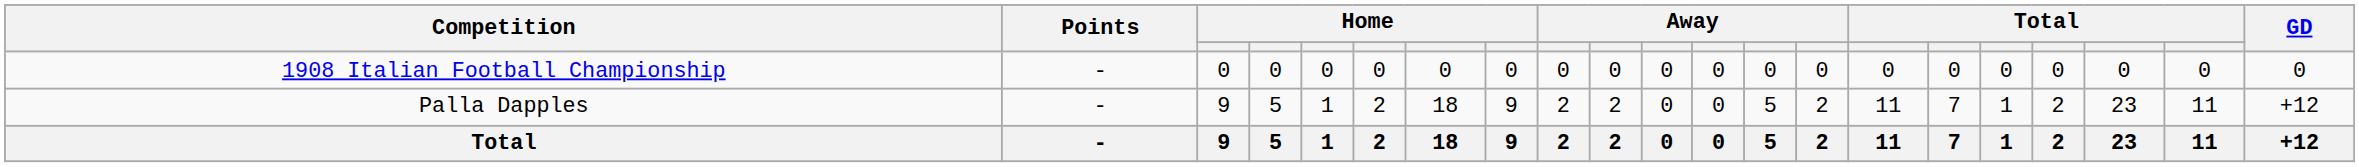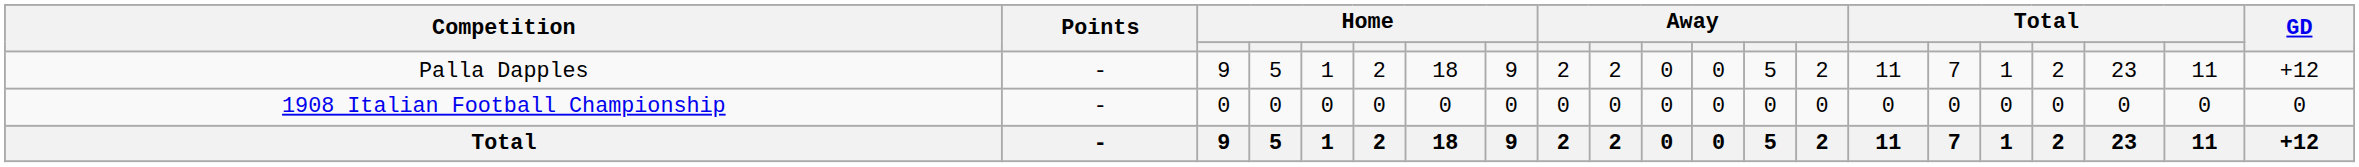rows swapped: (504, 70) <-> (504, 107)
